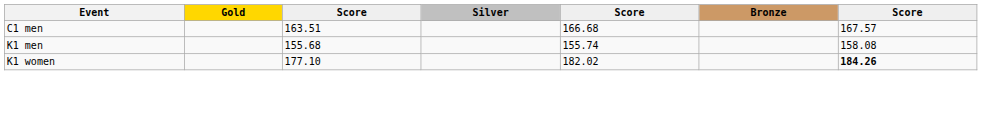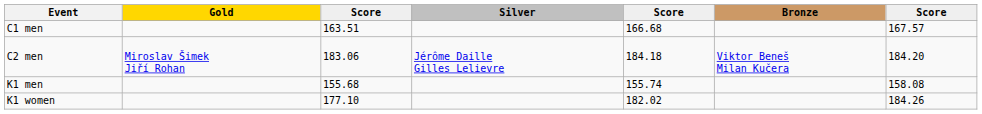+ row: (25, 57)
(858, 61) bold -> (906, 101) normal
